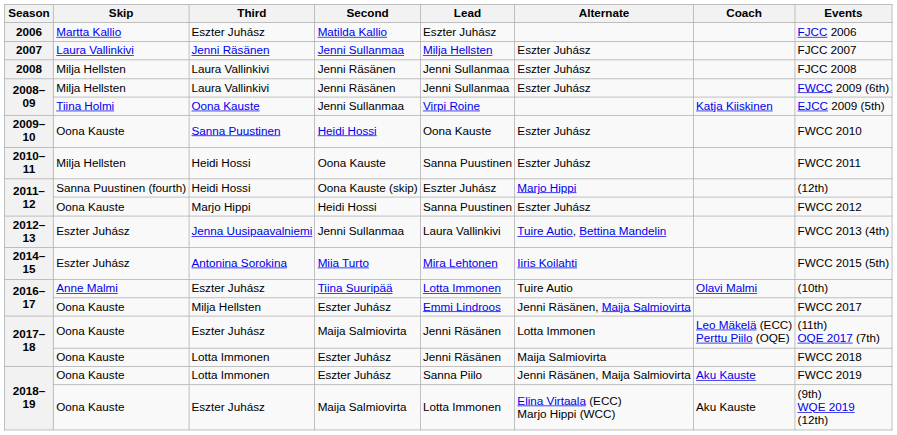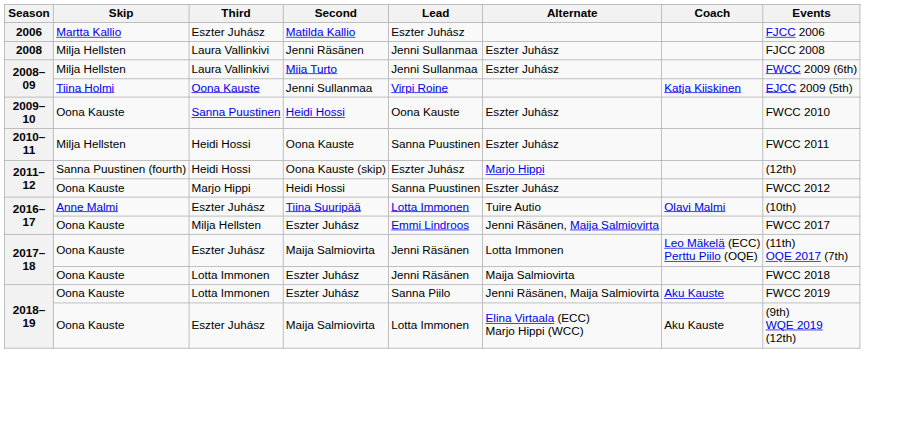- row: (29, 50)
(357, 87) Jenni Räsänen -> (311, 69) Miia Turto
- row: (29, 231)
- row: (29, 263)
